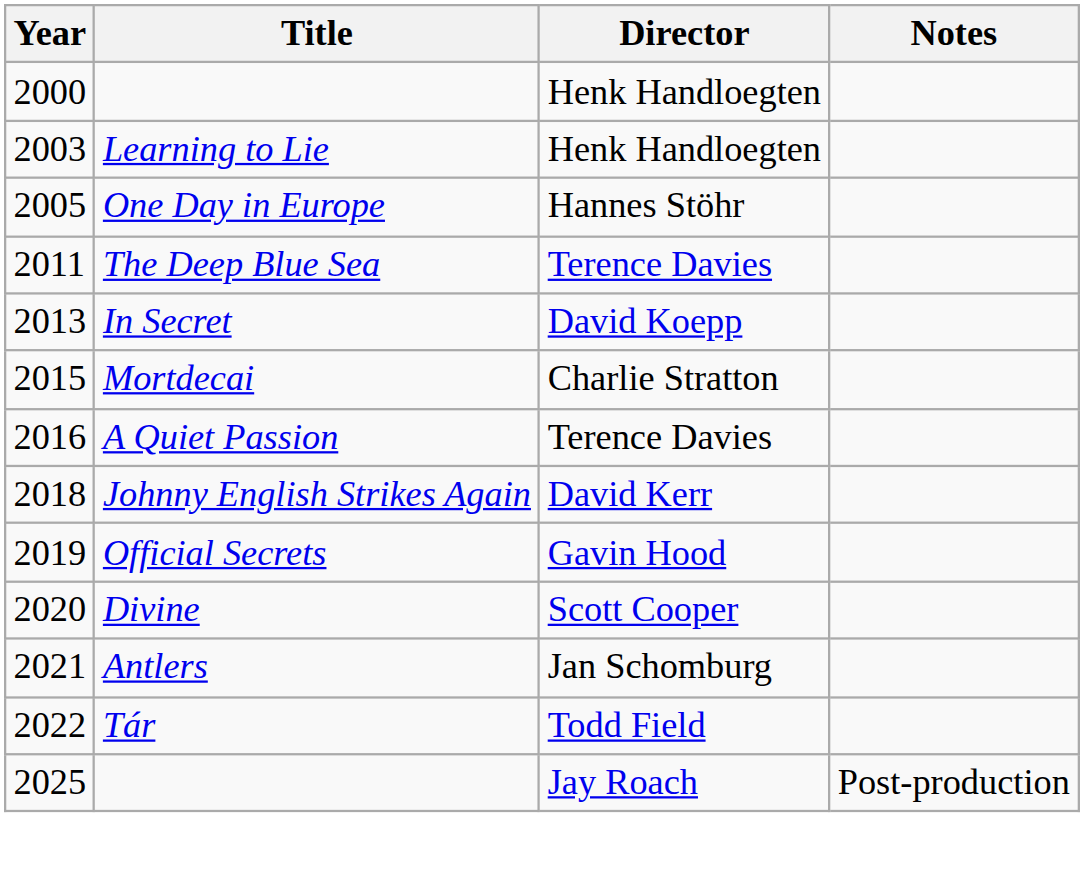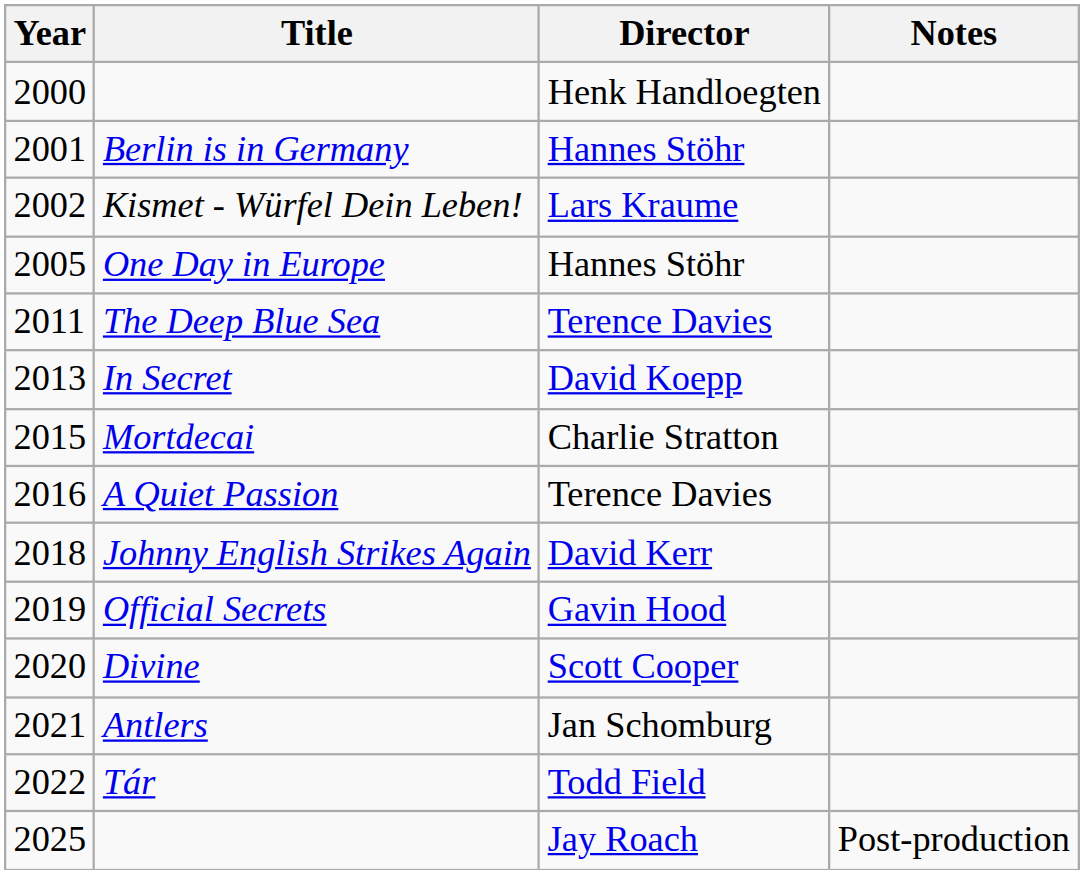+ row: (50, 148)
+ row: (50, 206)
- row: (50, 148)
